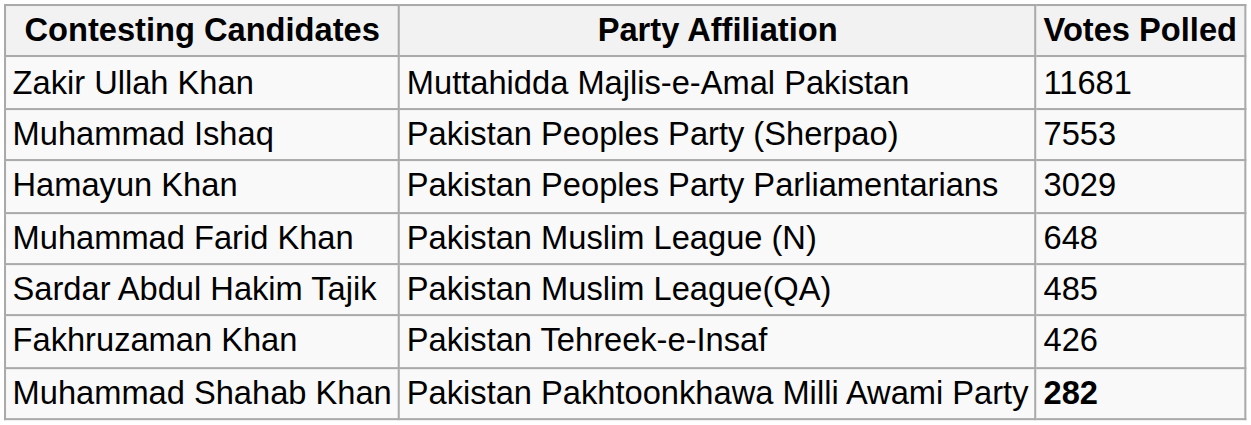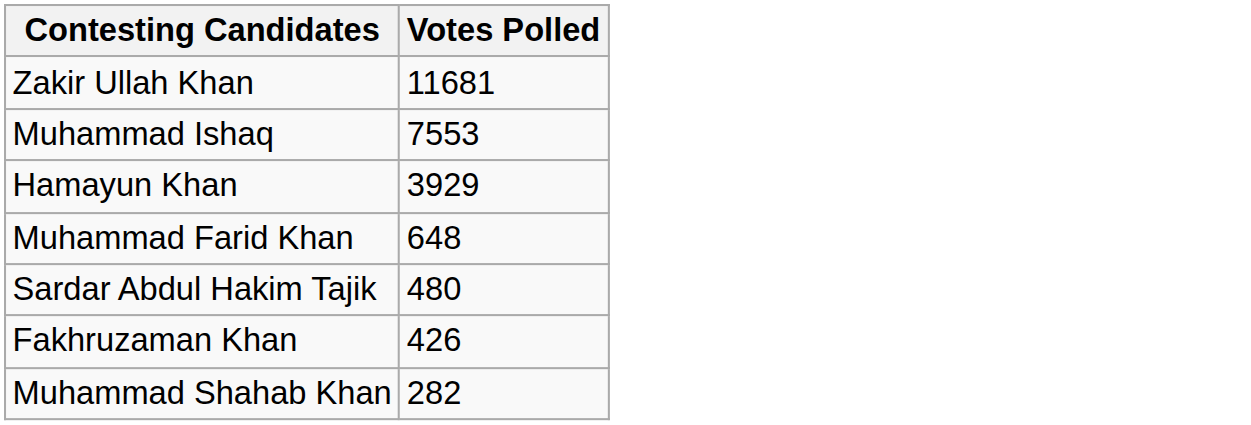- column: (718, 30)
(1080, 185) 3029 -> (443, 185) 3929
(1071, 289) 485 -> (434, 289) 480
(1071, 392) bold -> (434, 392) normal
